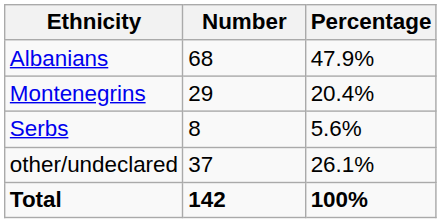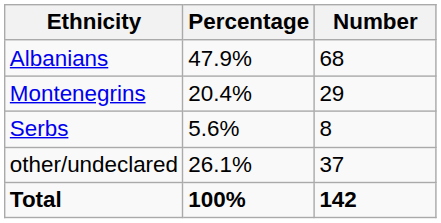columns swapped: (244, 22) <-> (371, 22)
